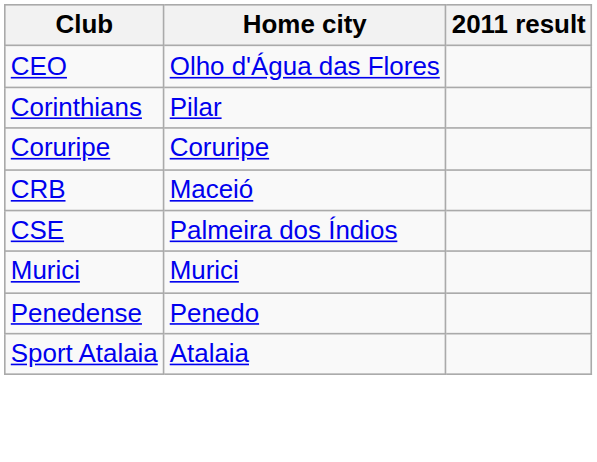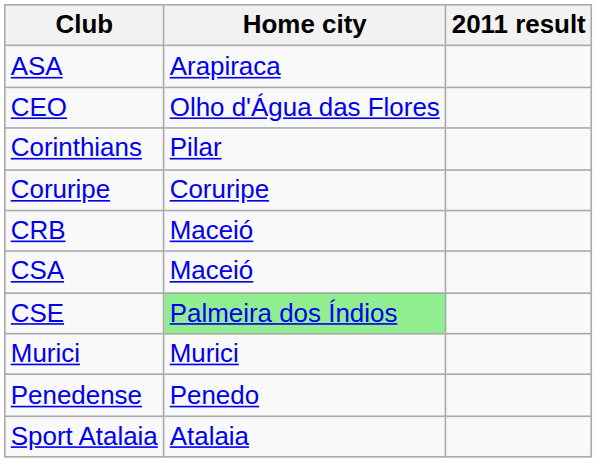+ row: (37, 66)
+ row: (37, 271)
(284, 230) no background -> (284, 312) lightgreen background
